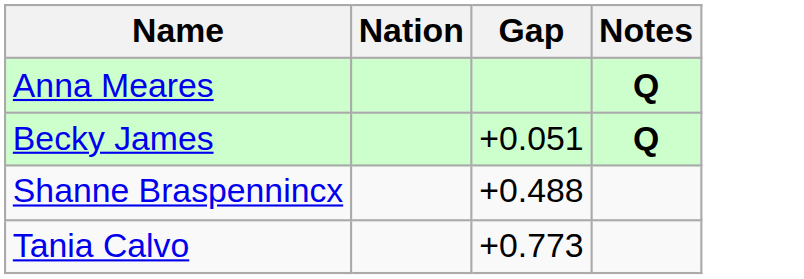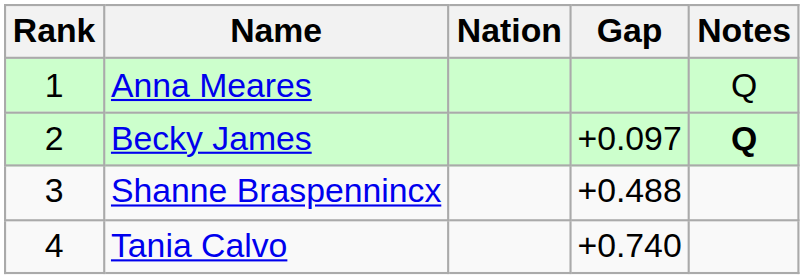+ column: (54, 31)
(646, 84) bold -> (744, 84) normal
(531, 138) +0.051 -> (630, 138) +0.097
(531, 245) +0.773 -> (630, 245) +0.740
